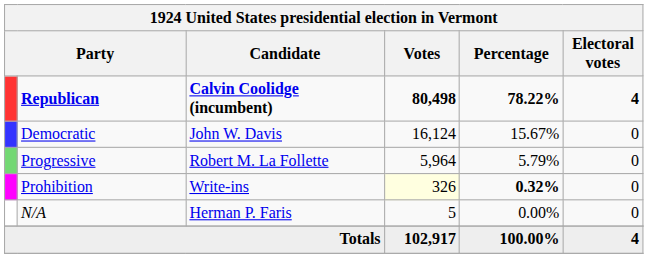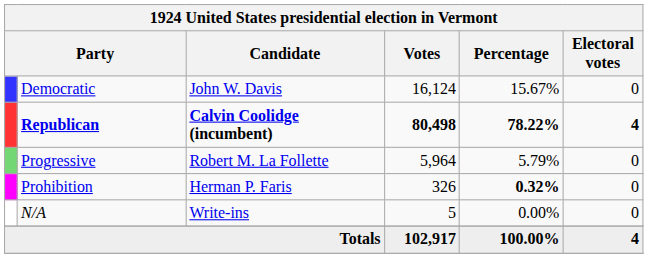rows swapped: (60, 98) <-> (58, 134)
(219, 187) Write-ins -> (241, 187) Herman P. Faris
(444, 187) lightyellow background -> (444, 187) no background
(241, 213) Herman P. Faris -> (219, 213) Write-ins
